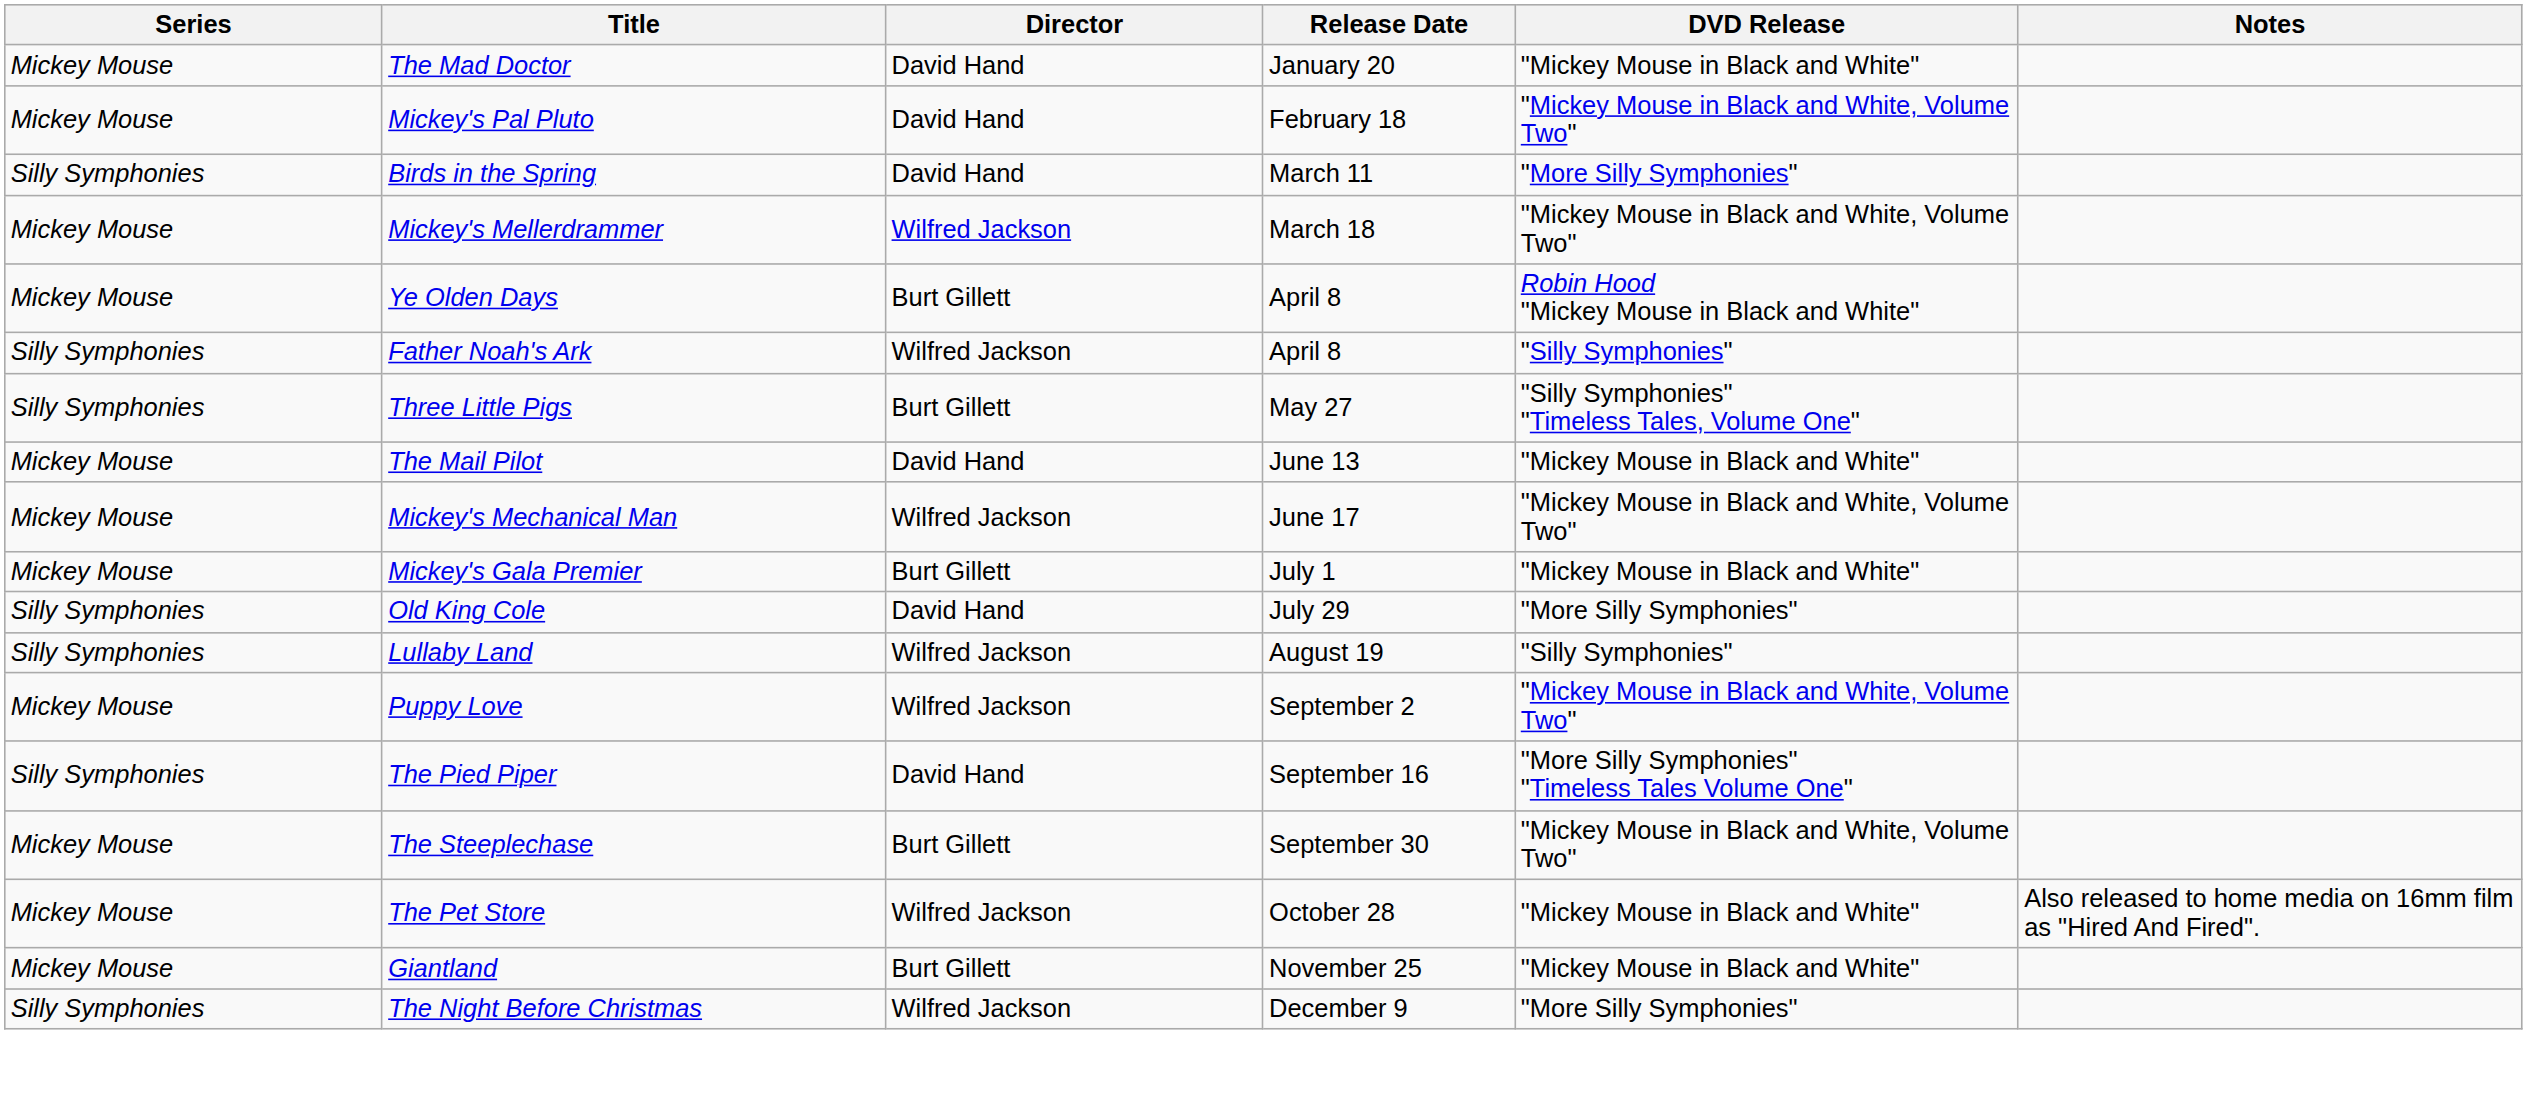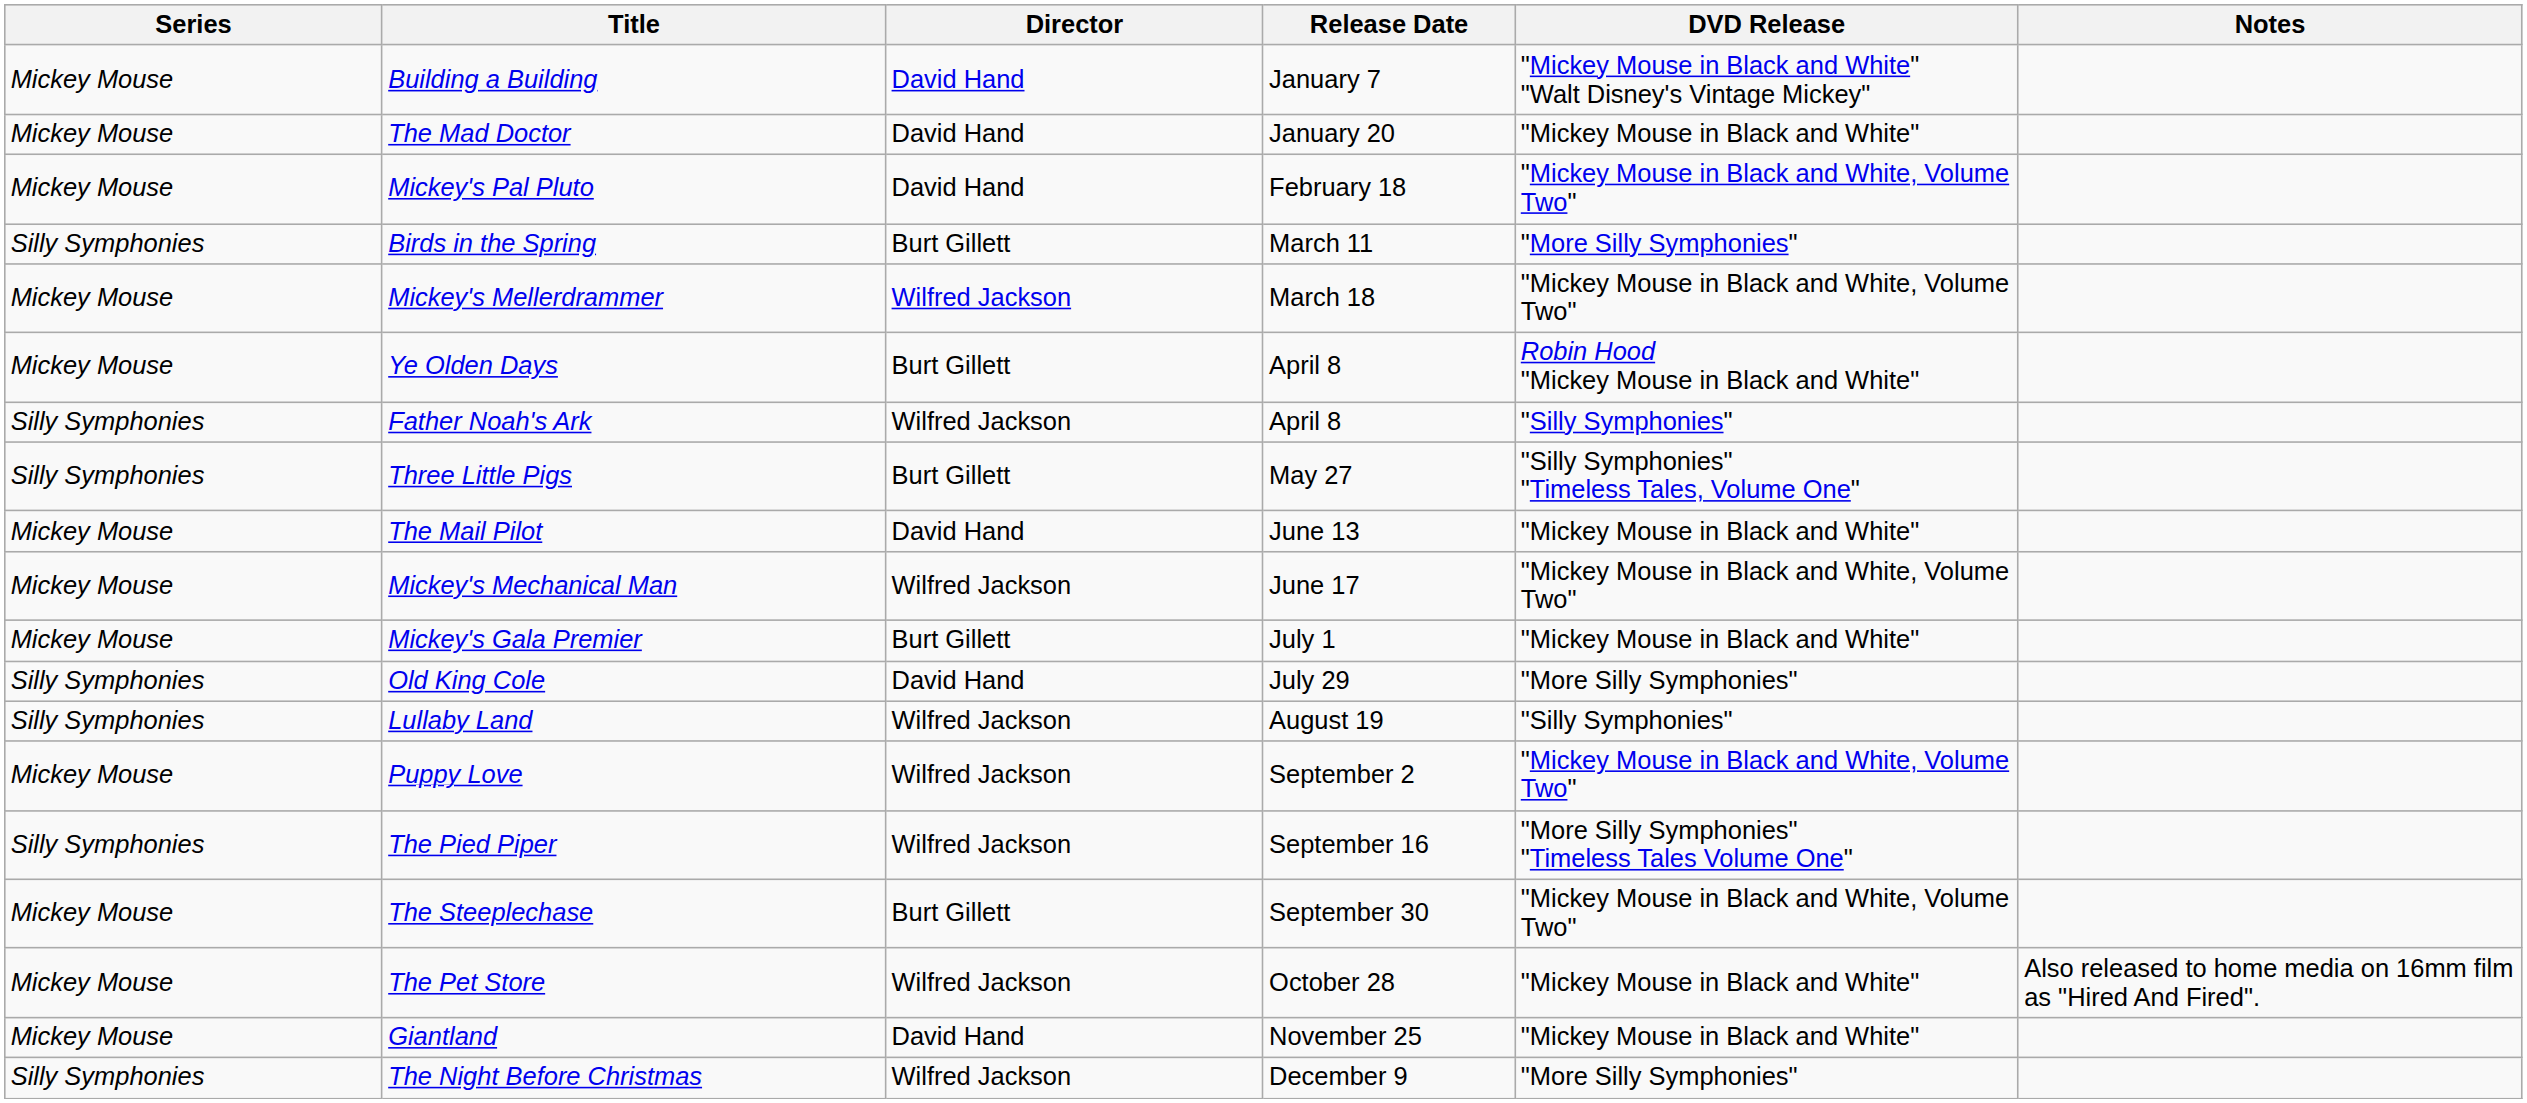+ row: (493, 79)
(958, 174) David Hand -> (951, 243) Burt Gillett
(958, 775) David Hand -> (981, 844) Wilfred Jackson
(951, 968) Burt Gillett -> (958, 1037) David Hand
